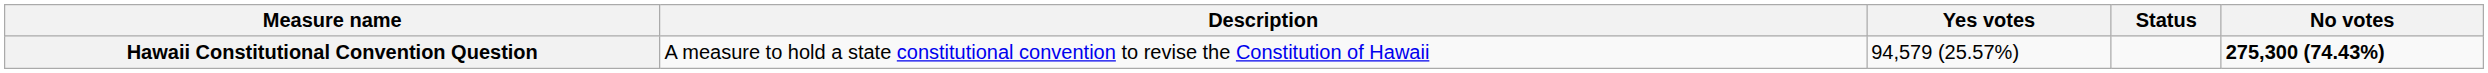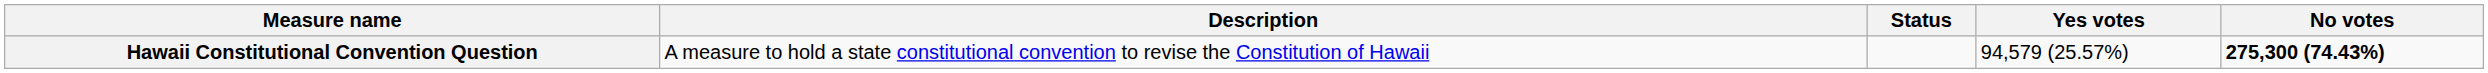columns swapped: (2166, 20) <-> (1989, 20)
